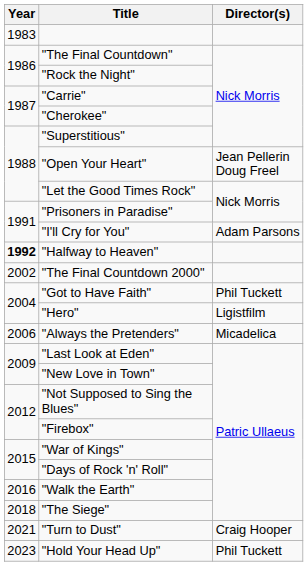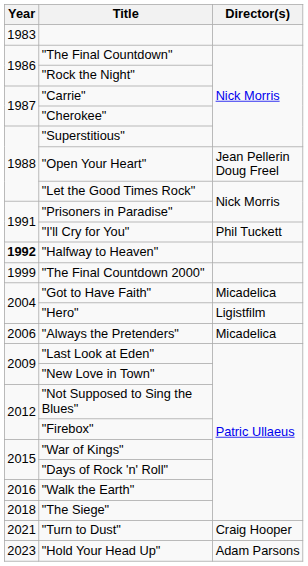(258, 232) Adam Parsons -> (249, 232) Phil Tuckett
(22, 272) 2002 -> (22, 272) 1999
(249, 292) Phil Tuckett -> (246, 292) Micadelica
(249, 550) Phil Tuckett -> (258, 550) Adam Parsons
